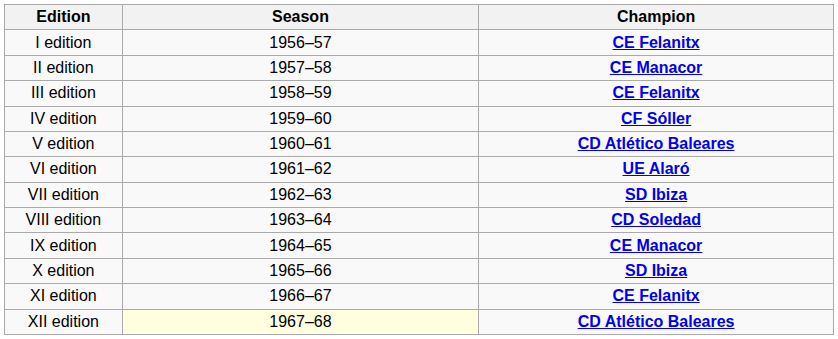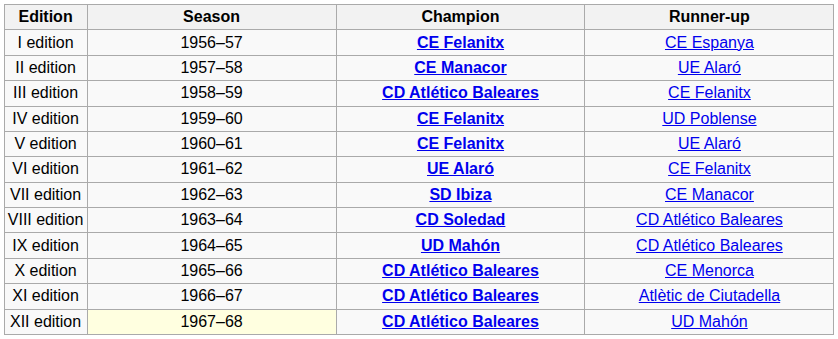+ column: (709, 17)
(656, 93) CE Felanitx -> (460, 93) CD Atlético Baleares
(656, 118) CF Sóller -> (460, 118) CE Felanitx
(656, 144) CD Atlético Baleares -> (460, 144) CE Felanitx
(656, 245) CE Manacor -> (460, 245) UD Mahón
(656, 270) SD Ibiza -> (460, 270) CD Atlético Baleares
(656, 296) CE Felanitx -> (460, 296) CD Atlético Baleares
